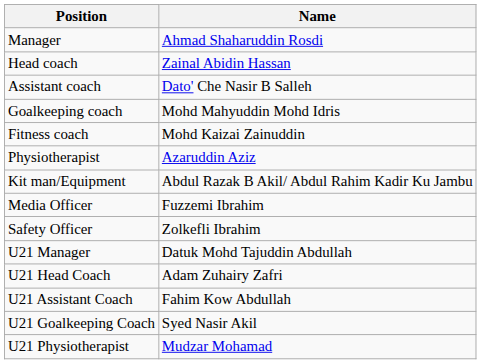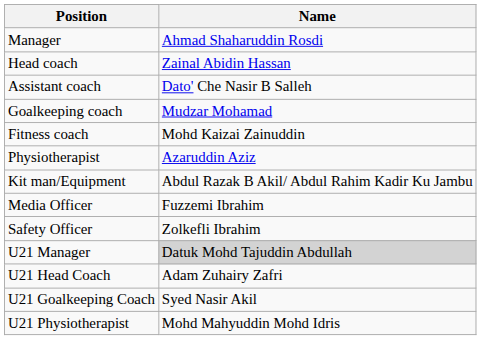(251, 110) Mohd Mahyuddin Mohd Idris -> (217, 110) Mudzar Mohamad
(257, 252) no background -> (257, 252) lightgrey background
- row: (70, 299)
(217, 346) Mudzar Mohamad -> (251, 323) Mohd Mahyuddin Mohd Idris
